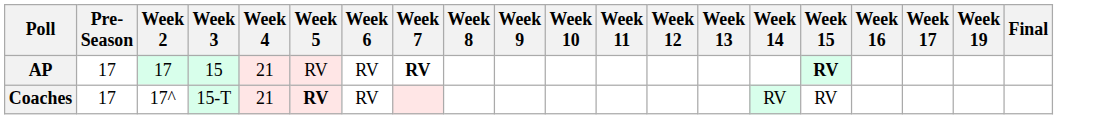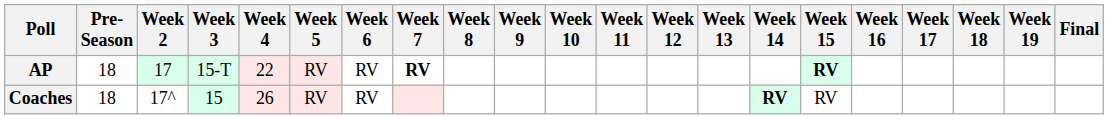+ column: (979, 30)
(107, 70) 17 -> (107, 70) 18
(214, 70) 15 -> (214, 70) 15-T
(265, 70) 21 -> (265, 70) 22
(107, 99) 17 -> (107, 99) 18
(214, 99) 15-T -> (214, 99) 15
(265, 99) 21 -> (265, 99) 26
(316, 99) bold -> (316, 99) normal
(775, 99) normal -> (775, 99) bold
